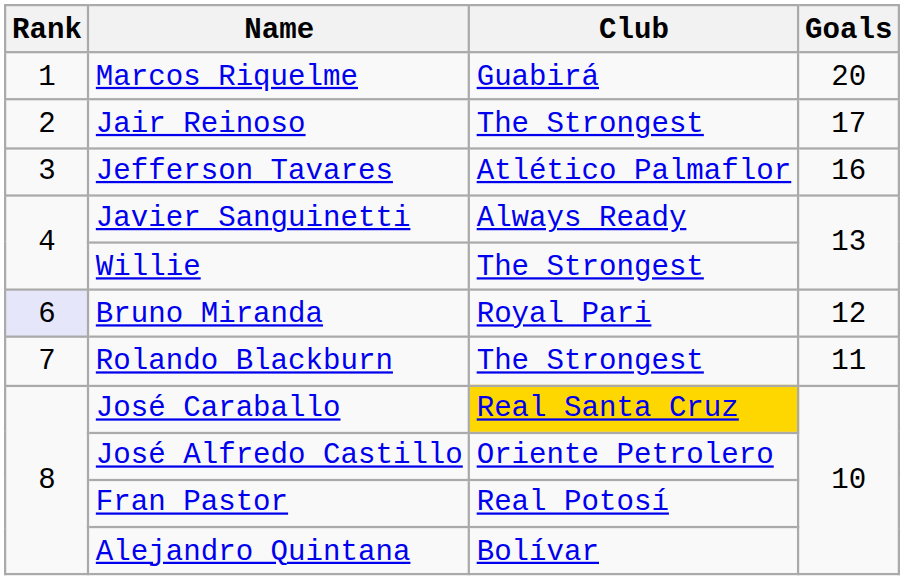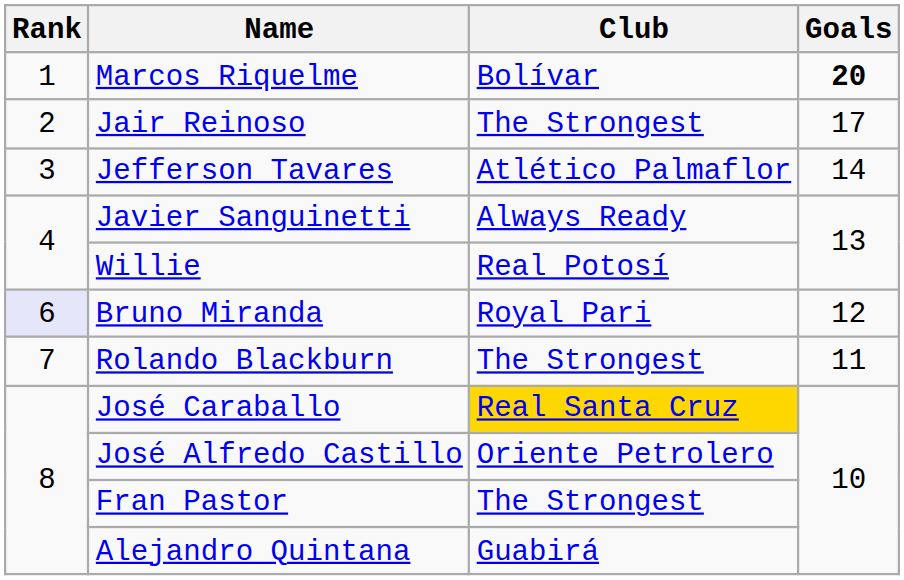(538, 76) Guabirá -> (538, 76) Bolívar
(849, 76) normal -> (849, 76) bold
(849, 171) 16 -> (849, 171) 14
(590, 266) The Strongest -> (573, 266) Real Potosí
(573, 503) Real Potosí -> (590, 503) The Strongest
(538, 551) Bolívar -> (538, 551) Guabirá
